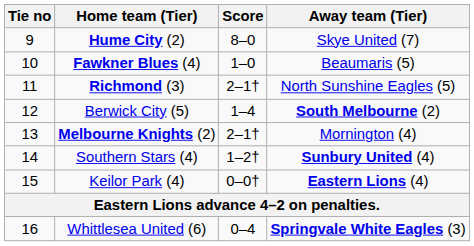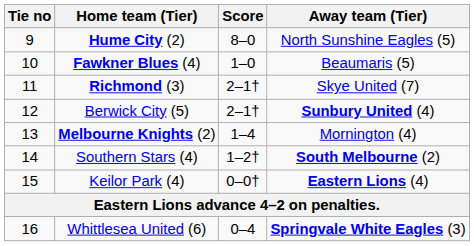(368, 39) Skye United (7) -> (368, 39) North Sunshine Eagles (5)
(368, 87) North Sunshine Eagles (5) -> (368, 87) Skye United (7)
(243, 110) 1–4 -> (243, 110) 2–1†
(368, 110) South Melbourne (2) -> (368, 110) Sunbury United (4)
(243, 134) 2–1† -> (243, 134) 1–4
(368, 157) Sunbury United (4) -> (368, 157) South Melbourne (2)
